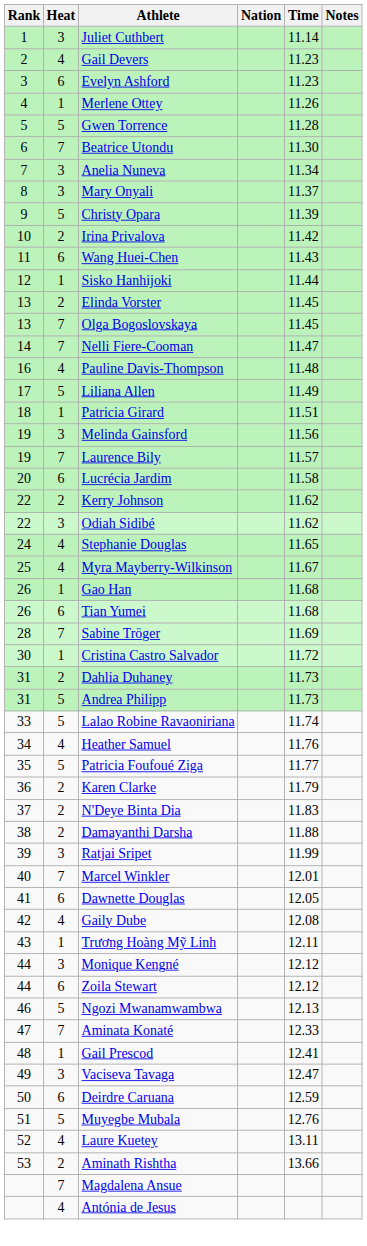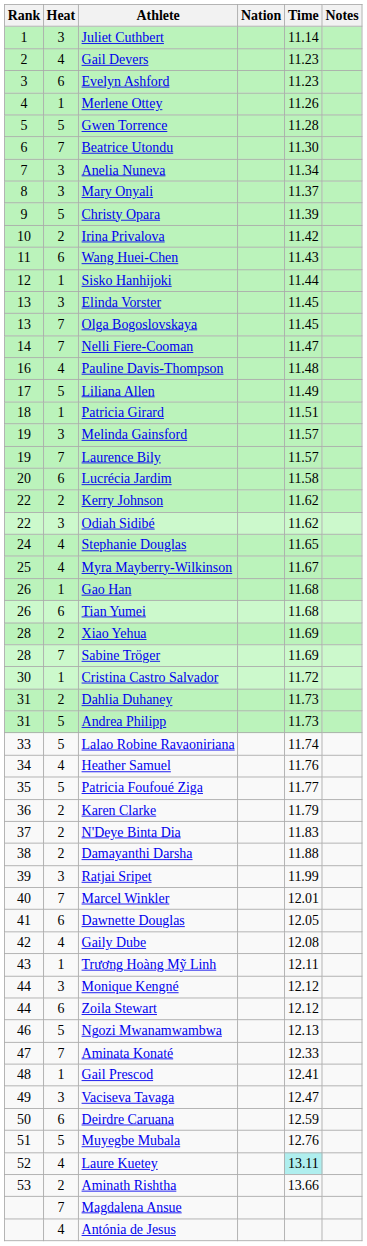(61, 302) 2 -> (61, 302) 3
(303, 434) 11.56 -> (303, 434) 11.57
+ row: (114, 633)
(303, 1141) no background -> (303, 1163) paleturquoise background
